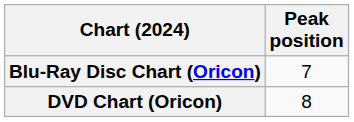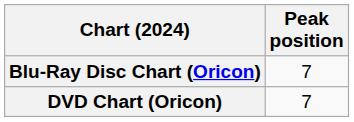(307, 101) 8 -> (307, 101) 7
